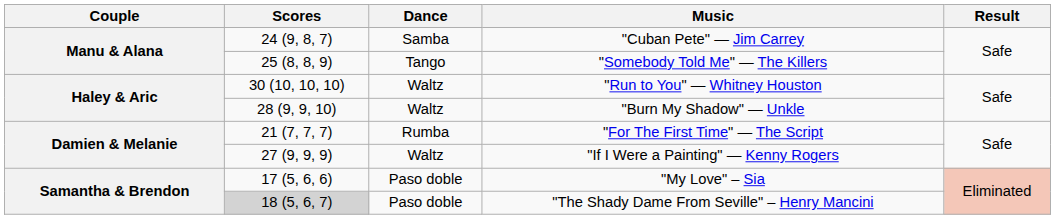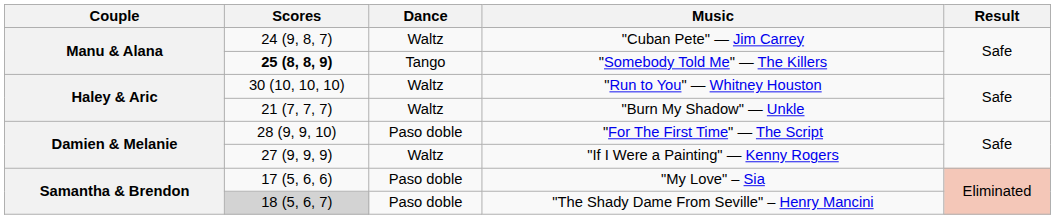(425, 39) Samba -> (426, 39) Waltz
(297, 62) normal -> (297, 62) bold
(297, 109) 28 (9, 9, 10) -> (297, 109) 21 (7, 7, 7)
(297, 132) 21 (7, 7, 7) -> (297, 132) 28 (9, 9, 10)
(425, 132) Rumba -> (426, 132) Paso doble
